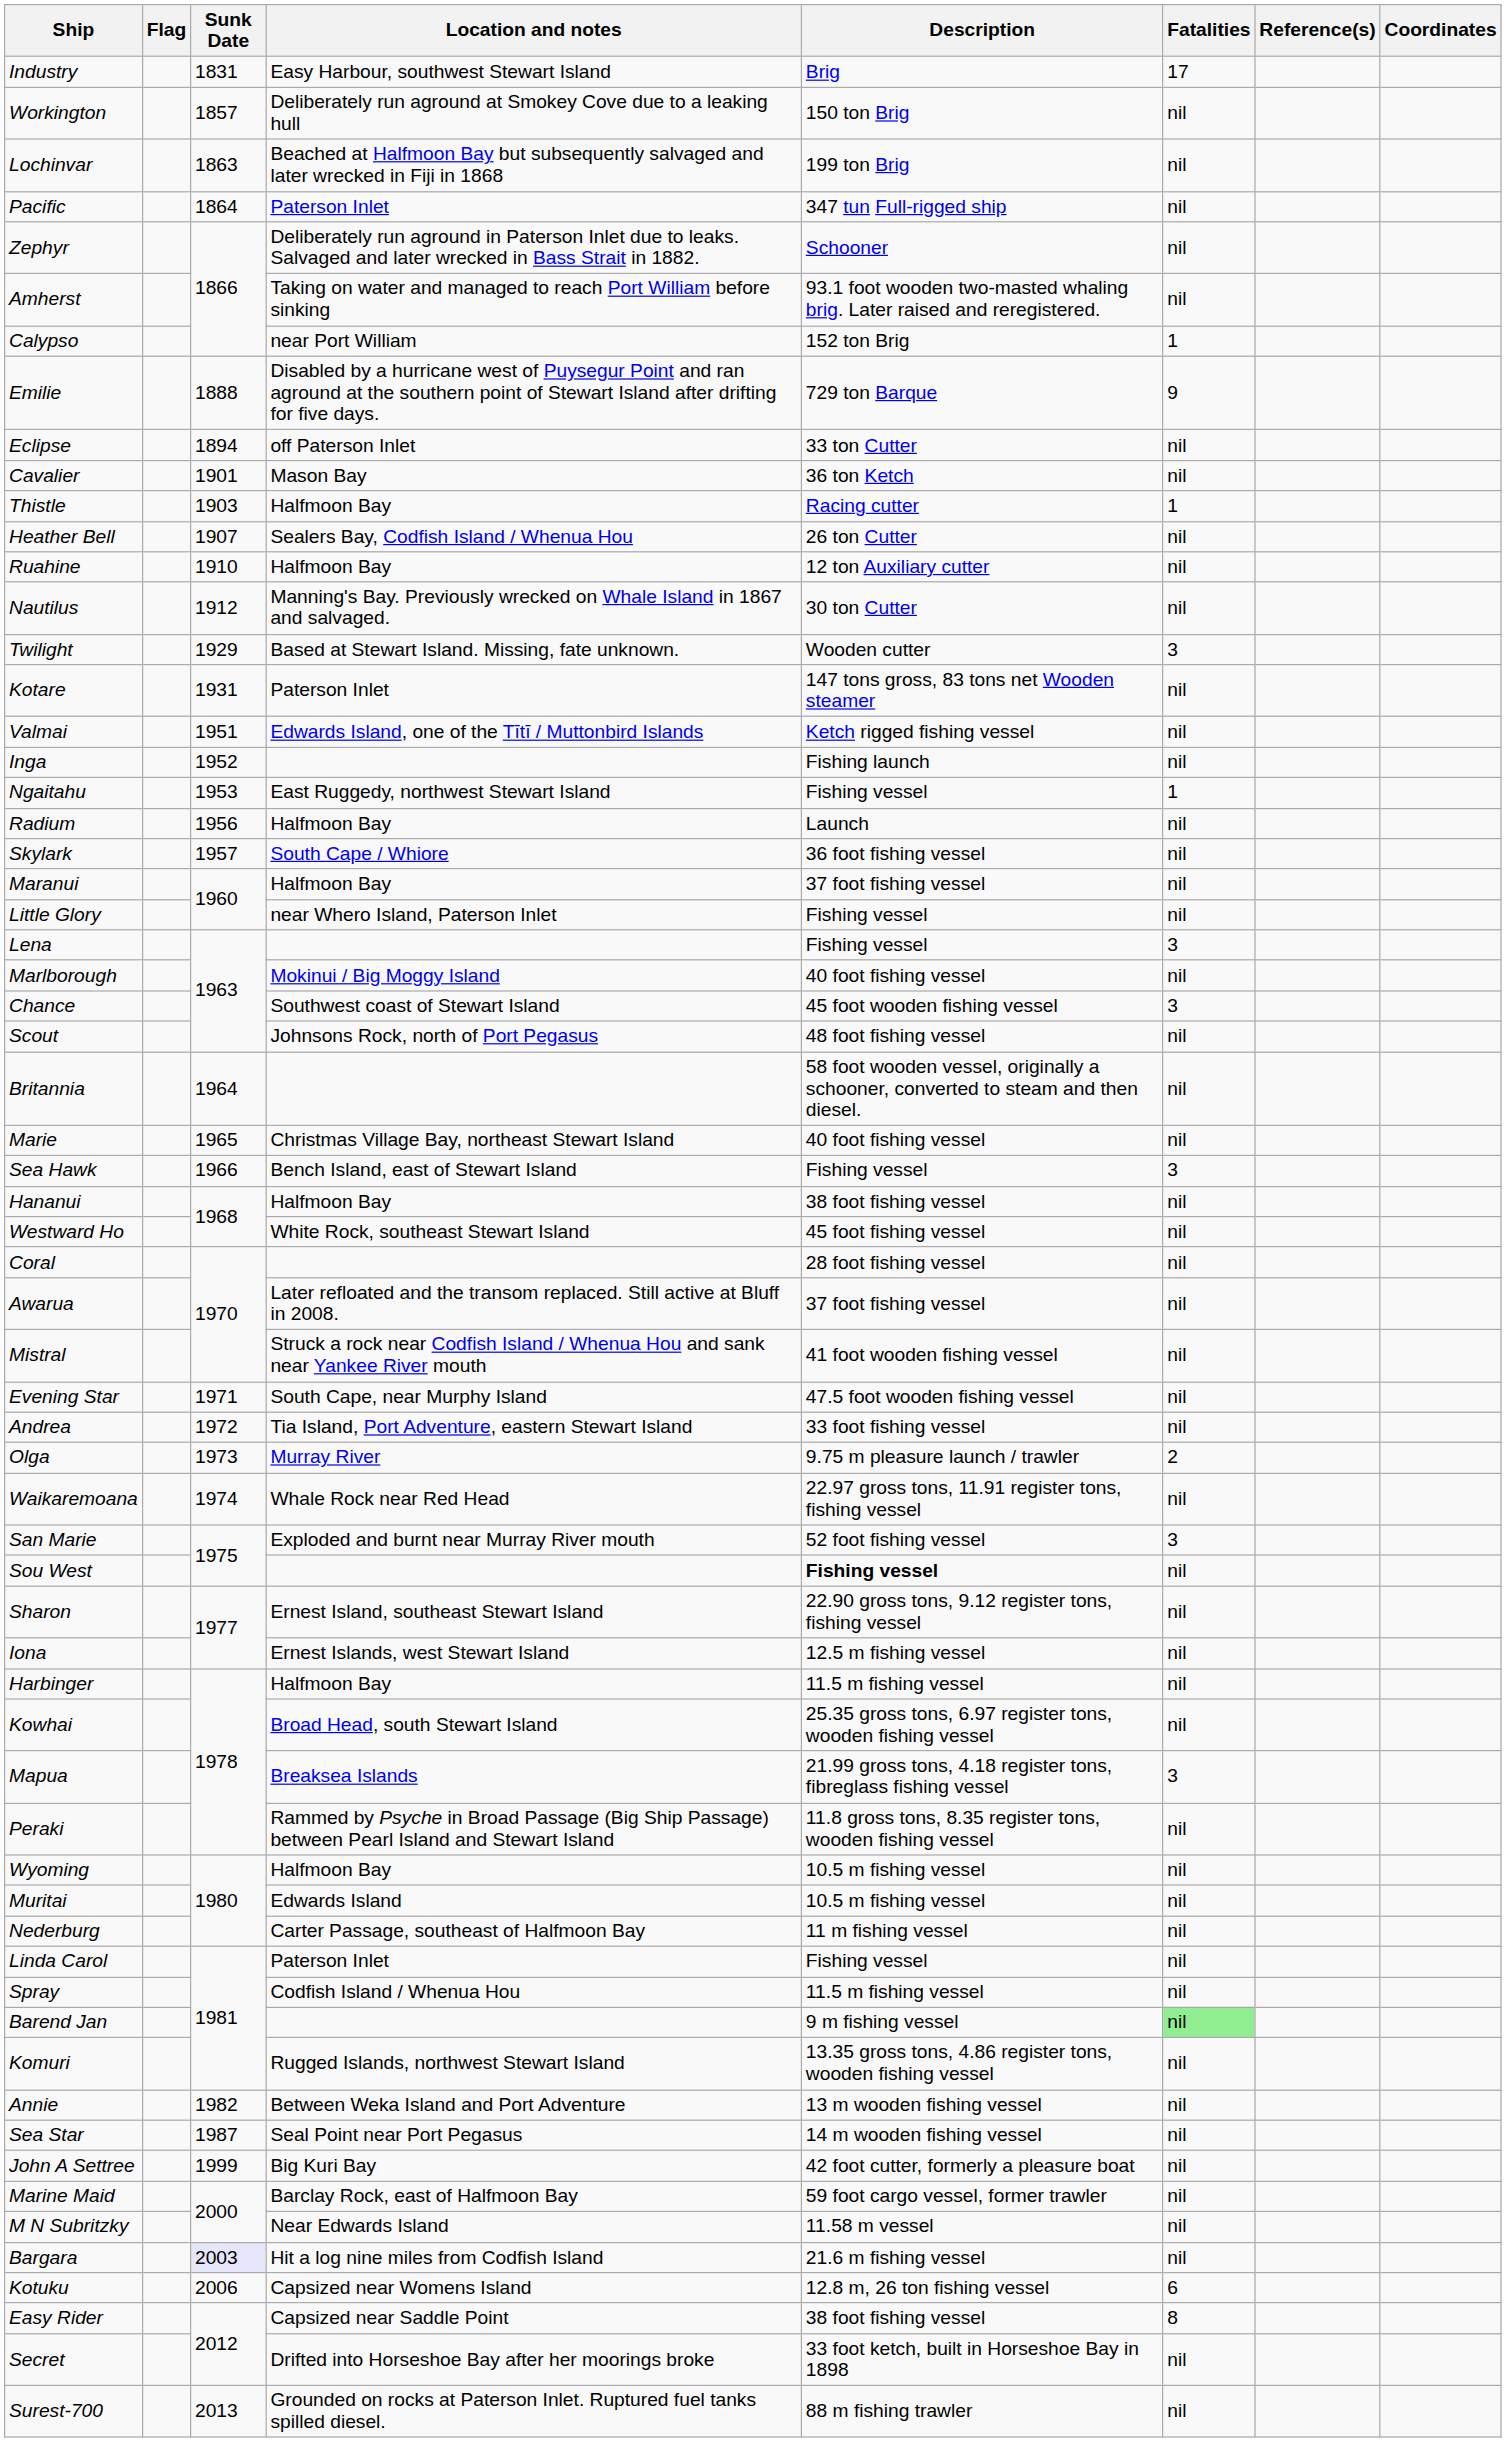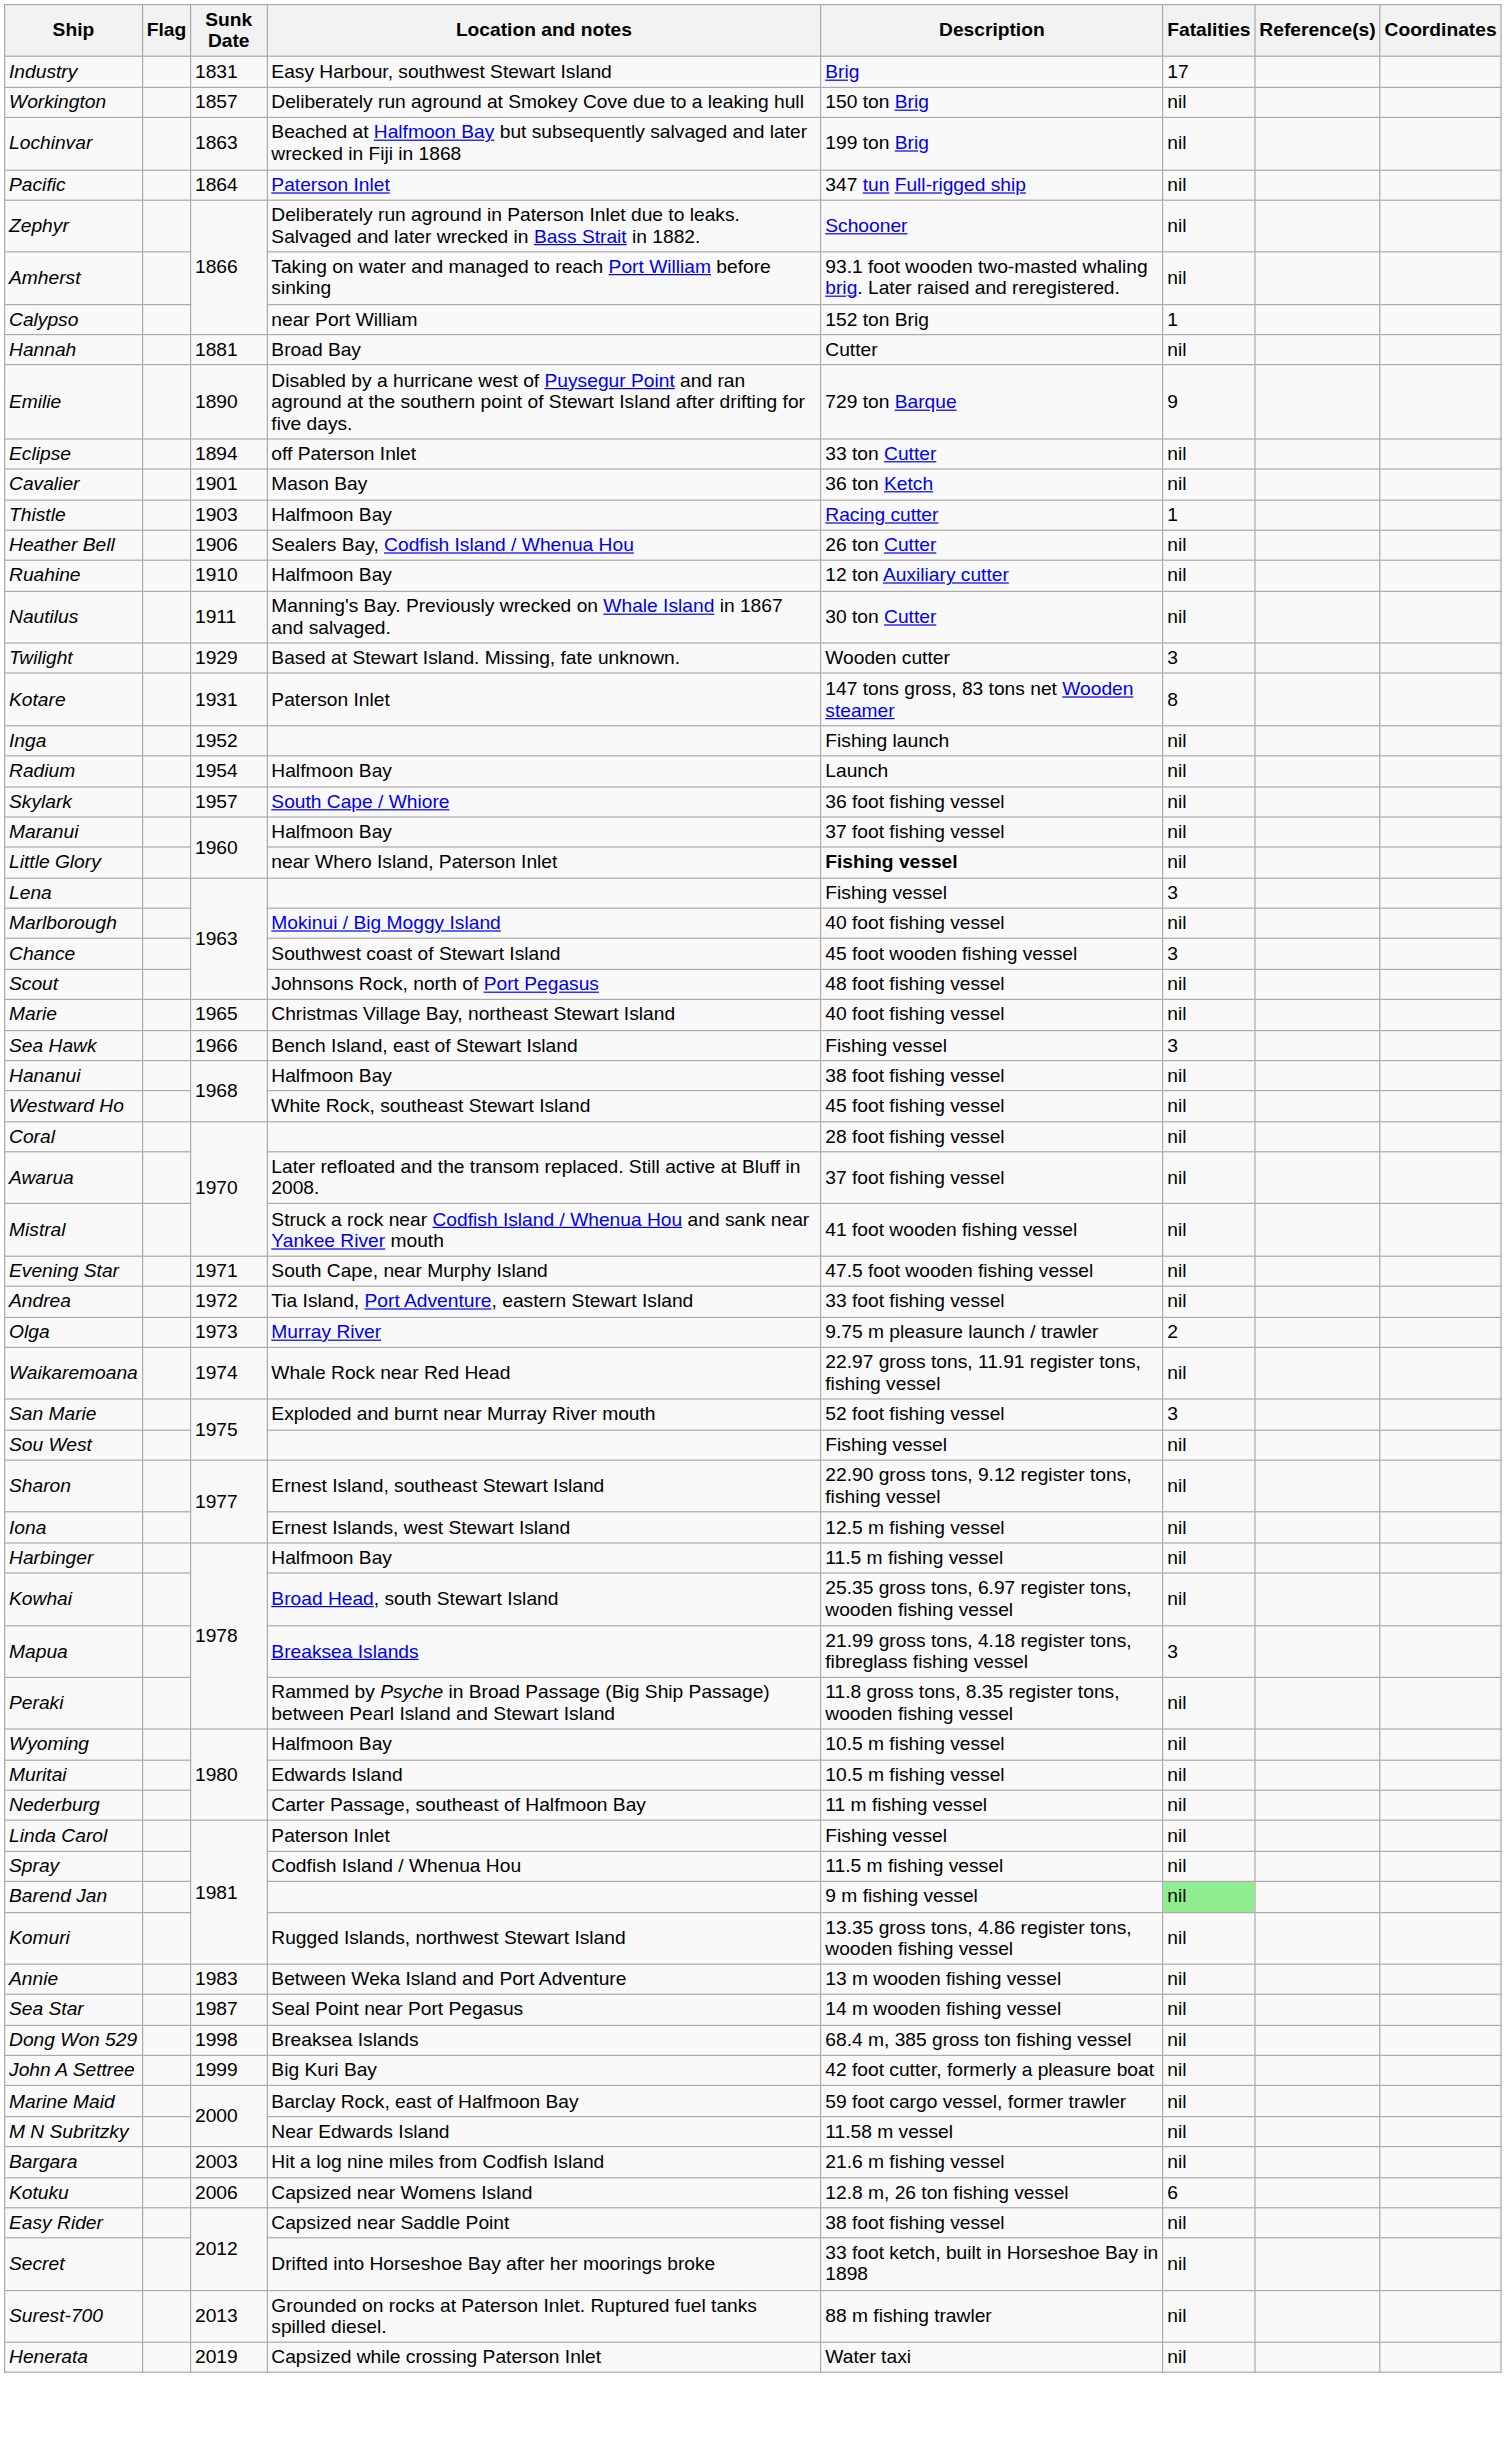+ row: (43, 349)
(216, 392) 1888 -> (216, 401) 1890
(216, 536) 1907 -> (216, 545) 1906
(216, 608) 1912 -> (216, 616) 1911
(1177, 690) nil -> (1173, 699) 8
- row: (38, 731)
- row: (47, 792)
(216, 823) 1956 -> (216, 771) 1954
(867, 914) normal -> (891, 862) bold
- row: (47, 1088)
(872, 1570) bold -> (886, 1444) normal
(216, 2104) 1982 -> (216, 1979) 1983
+ row: (73, 2040)
(216, 2257) lavender background -> (216, 2161) no background
(1173, 2318) 8 -> (1177, 2222) nil
+ row: (49, 2357)
